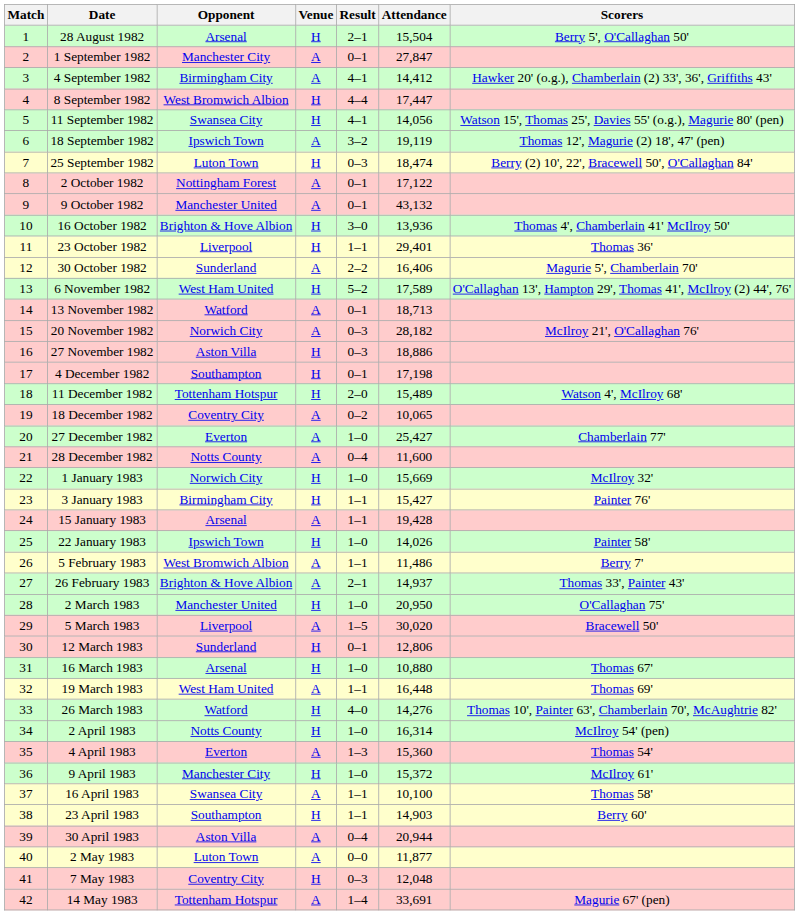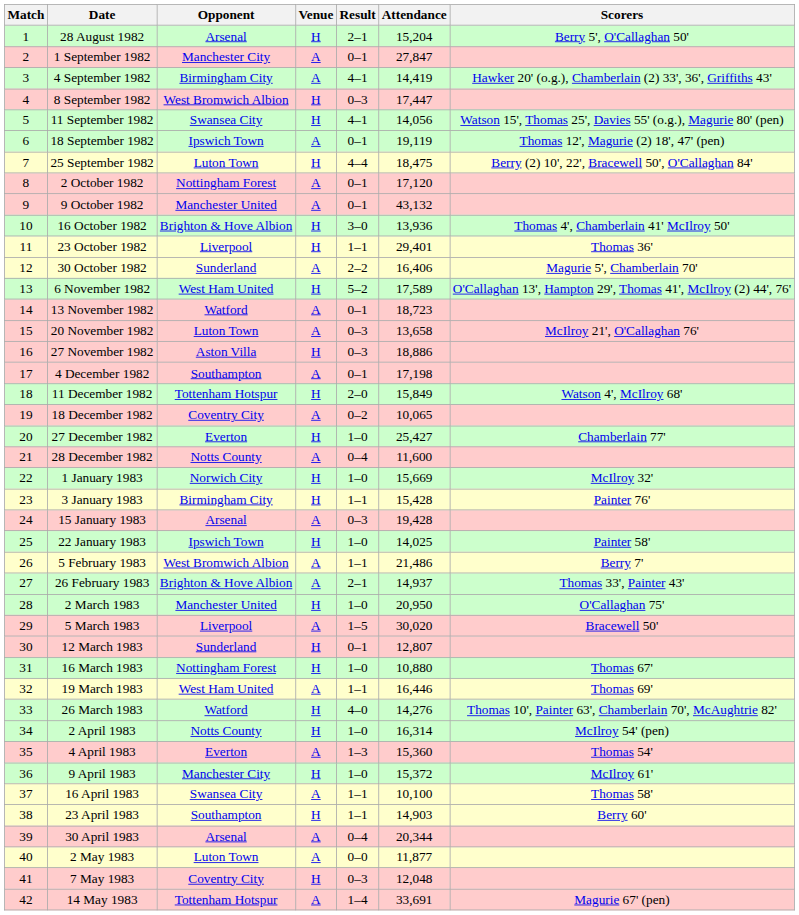(414, 36) 15,504 -> (414, 36) 15,204
(414, 78) 14,412 -> (414, 78) 14,419
(358, 99) 4–4 -> (358, 99) 0–3
(358, 141) 3–2 -> (358, 141) 0–1
(358, 162) 0–3 -> (358, 162) 4–4
(414, 162) 18,474 -> (414, 162) 18,475
(414, 183) 17,122 -> (414, 183) 17,120
(414, 309) 18,713 -> (414, 309) 18,723
(226, 330) Norwich City -> (226, 330) Luton Town
(414, 330) 28,182 -> (414, 330) 13,658
(316, 373) H -> (316, 373) A
(414, 394) 15,489 -> (414, 394) 15,849
(316, 436) A -> (316, 436) H
(414, 499) 15,427 -> (414, 499) 15,428
(358, 520) 1–1 -> (358, 520) 0–3
(414, 541) 14,026 -> (414, 541) 14,025
(414, 562) 11,486 -> (414, 562) 21,486
(414, 646) 12,806 -> (414, 646) 12,807
(226, 667) Arsenal -> (226, 667) Nottingham Forest
(414, 688) 16,448 -> (414, 688) 16,446
(226, 836) Aston Villa -> (226, 836) Arsenal
(414, 836) 20,944 -> (414, 836) 20,344
